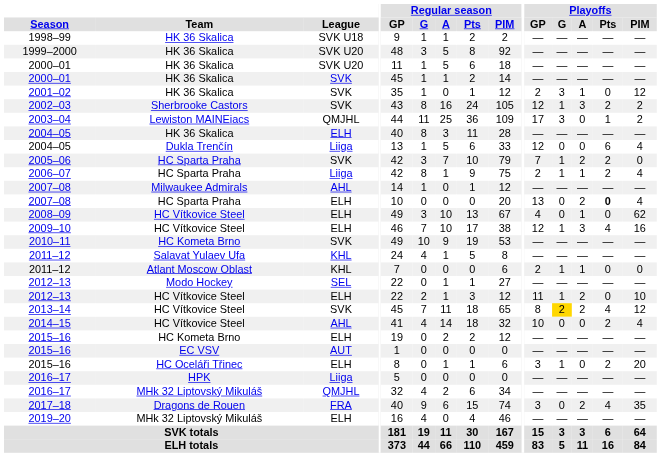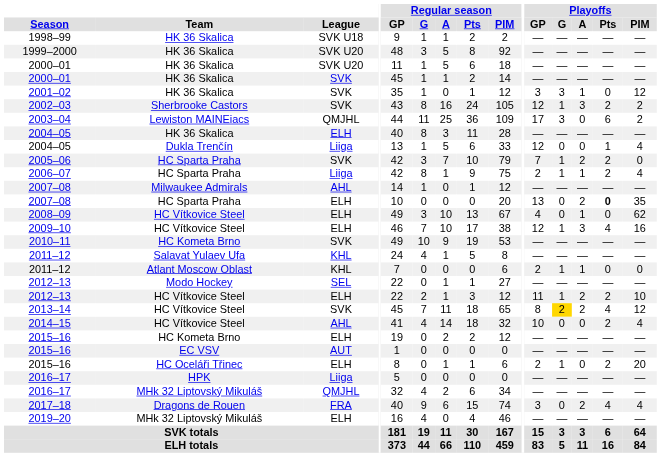(538, 92) 2 -> (538, 92) 3
(608, 119) 1 -> (608, 119) 6
(608, 146) 6 -> (608, 146) 1
(640, 201) 4 -> (640, 201) 35
(608, 296) 0 -> (608, 296) 2
(538, 364) 3 -> (538, 364) 2
(640, 405) 35 -> (640, 405) 4
